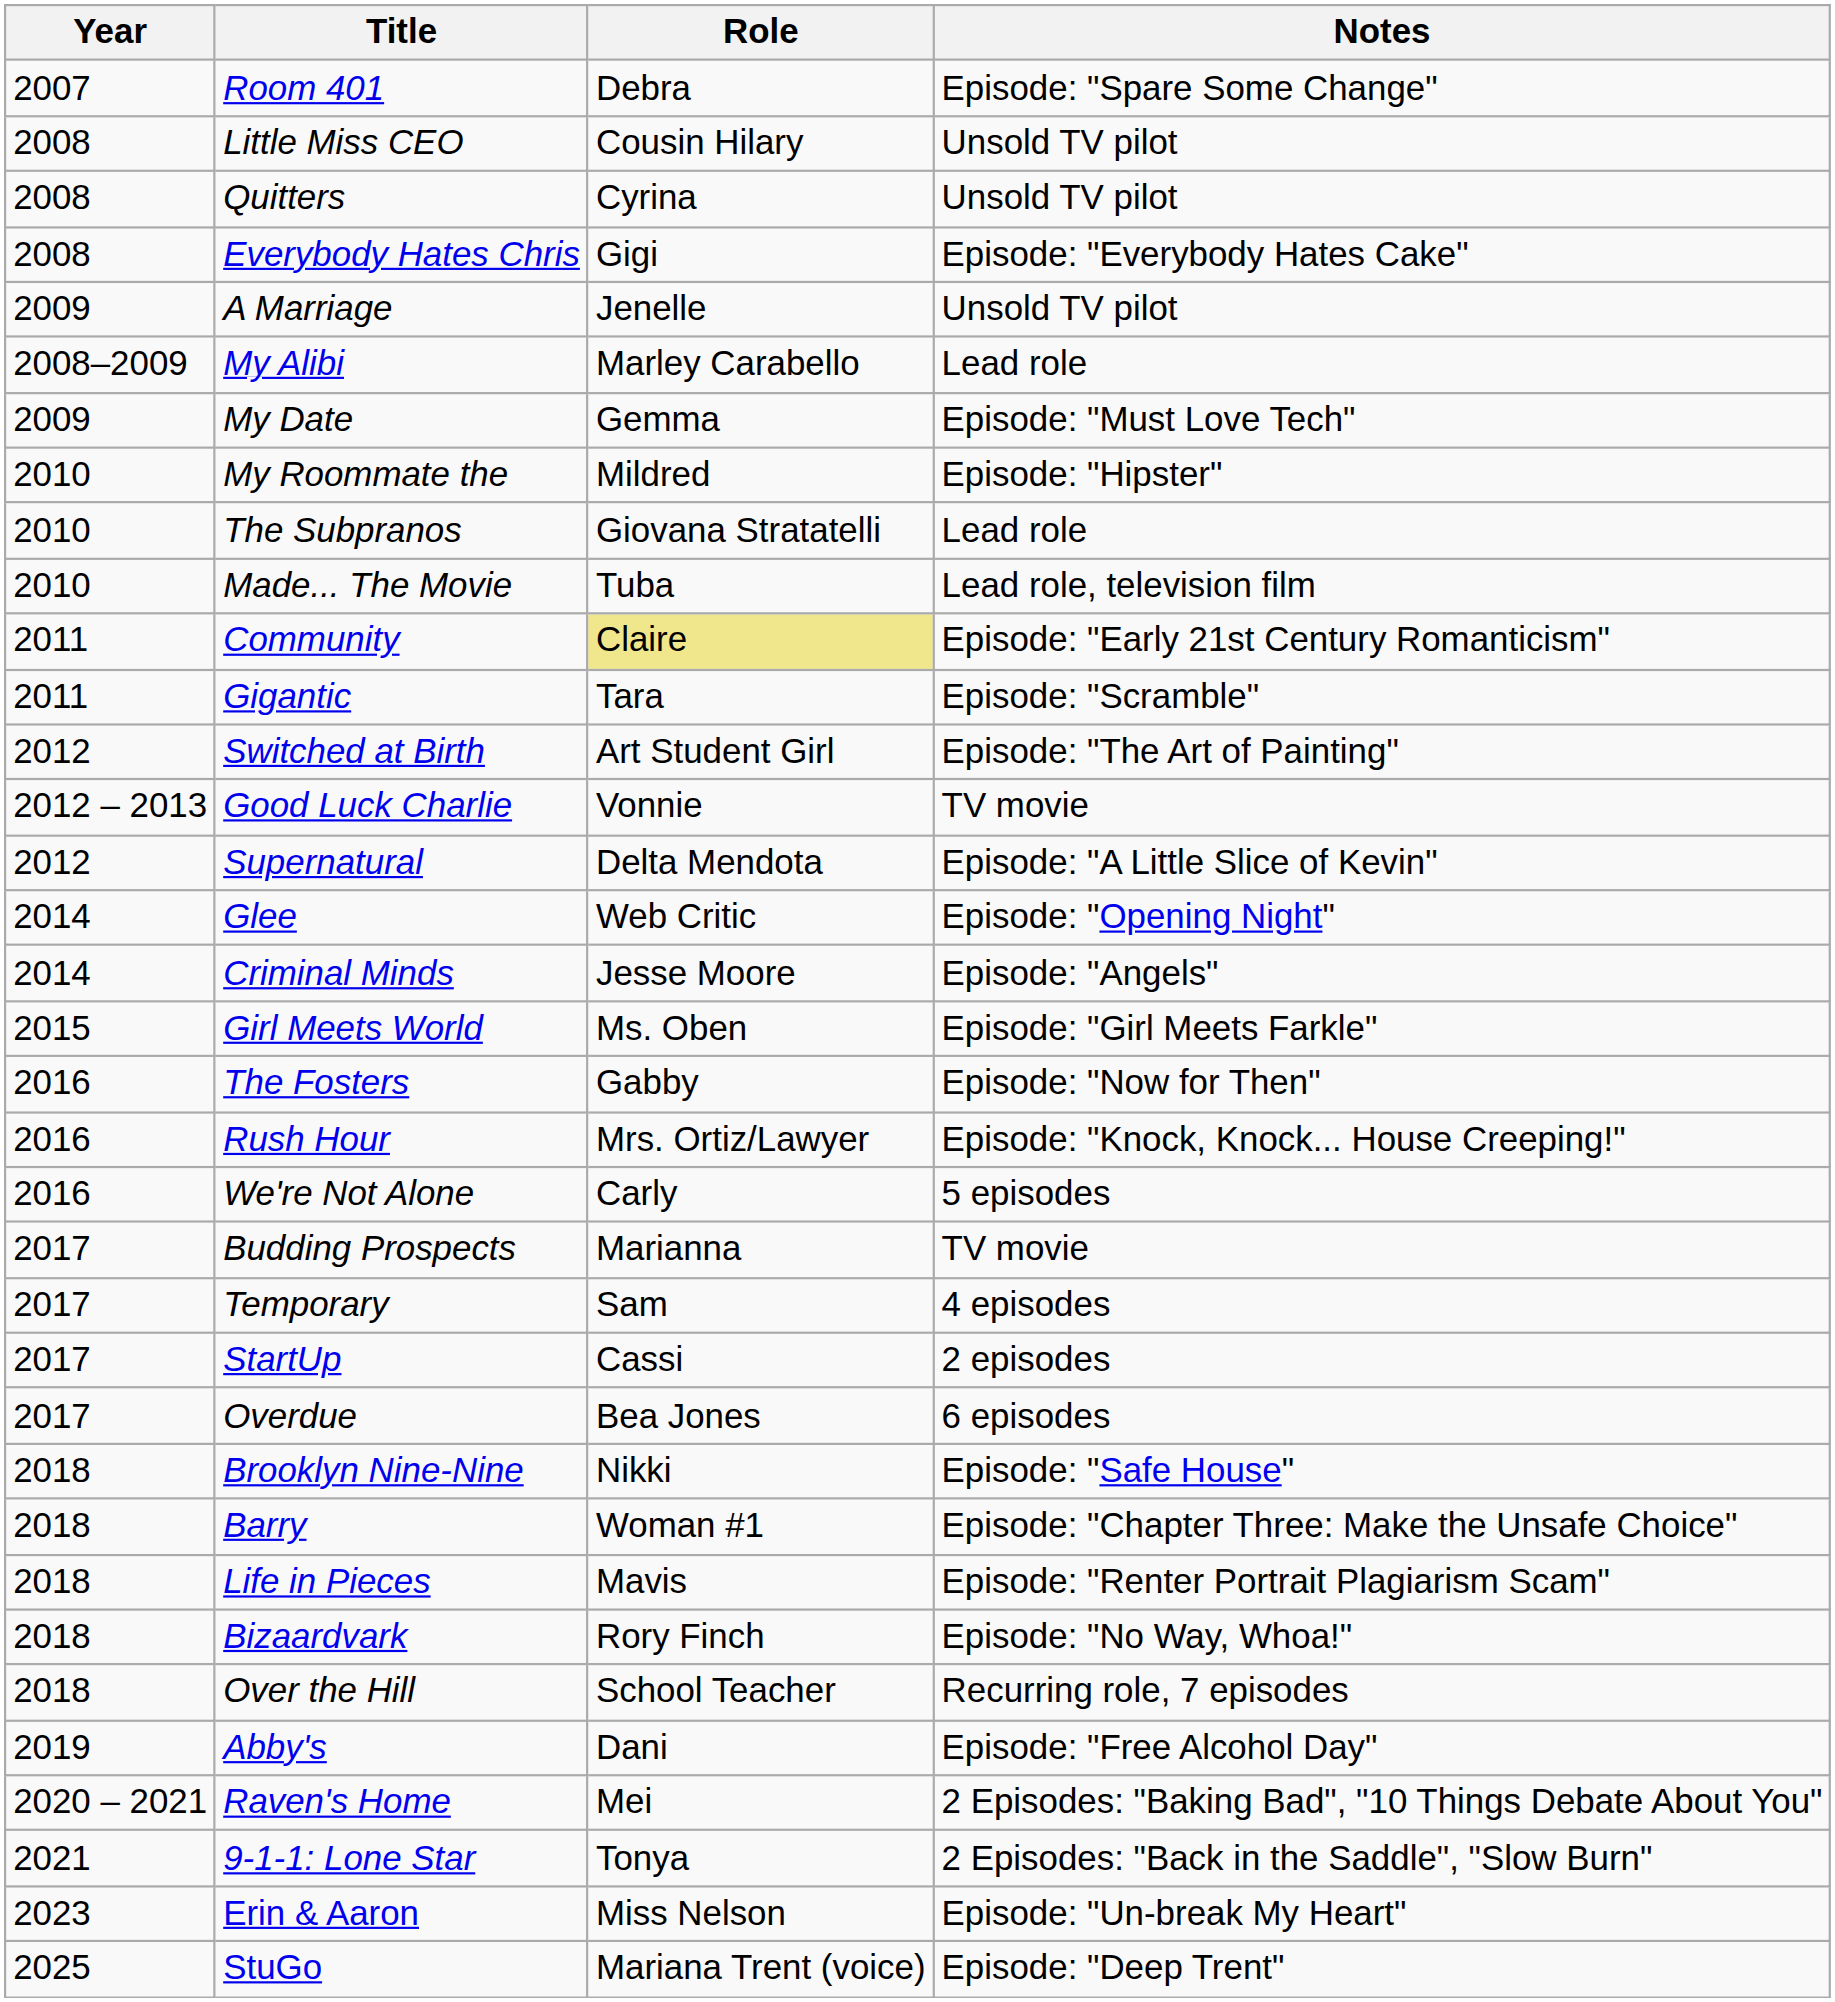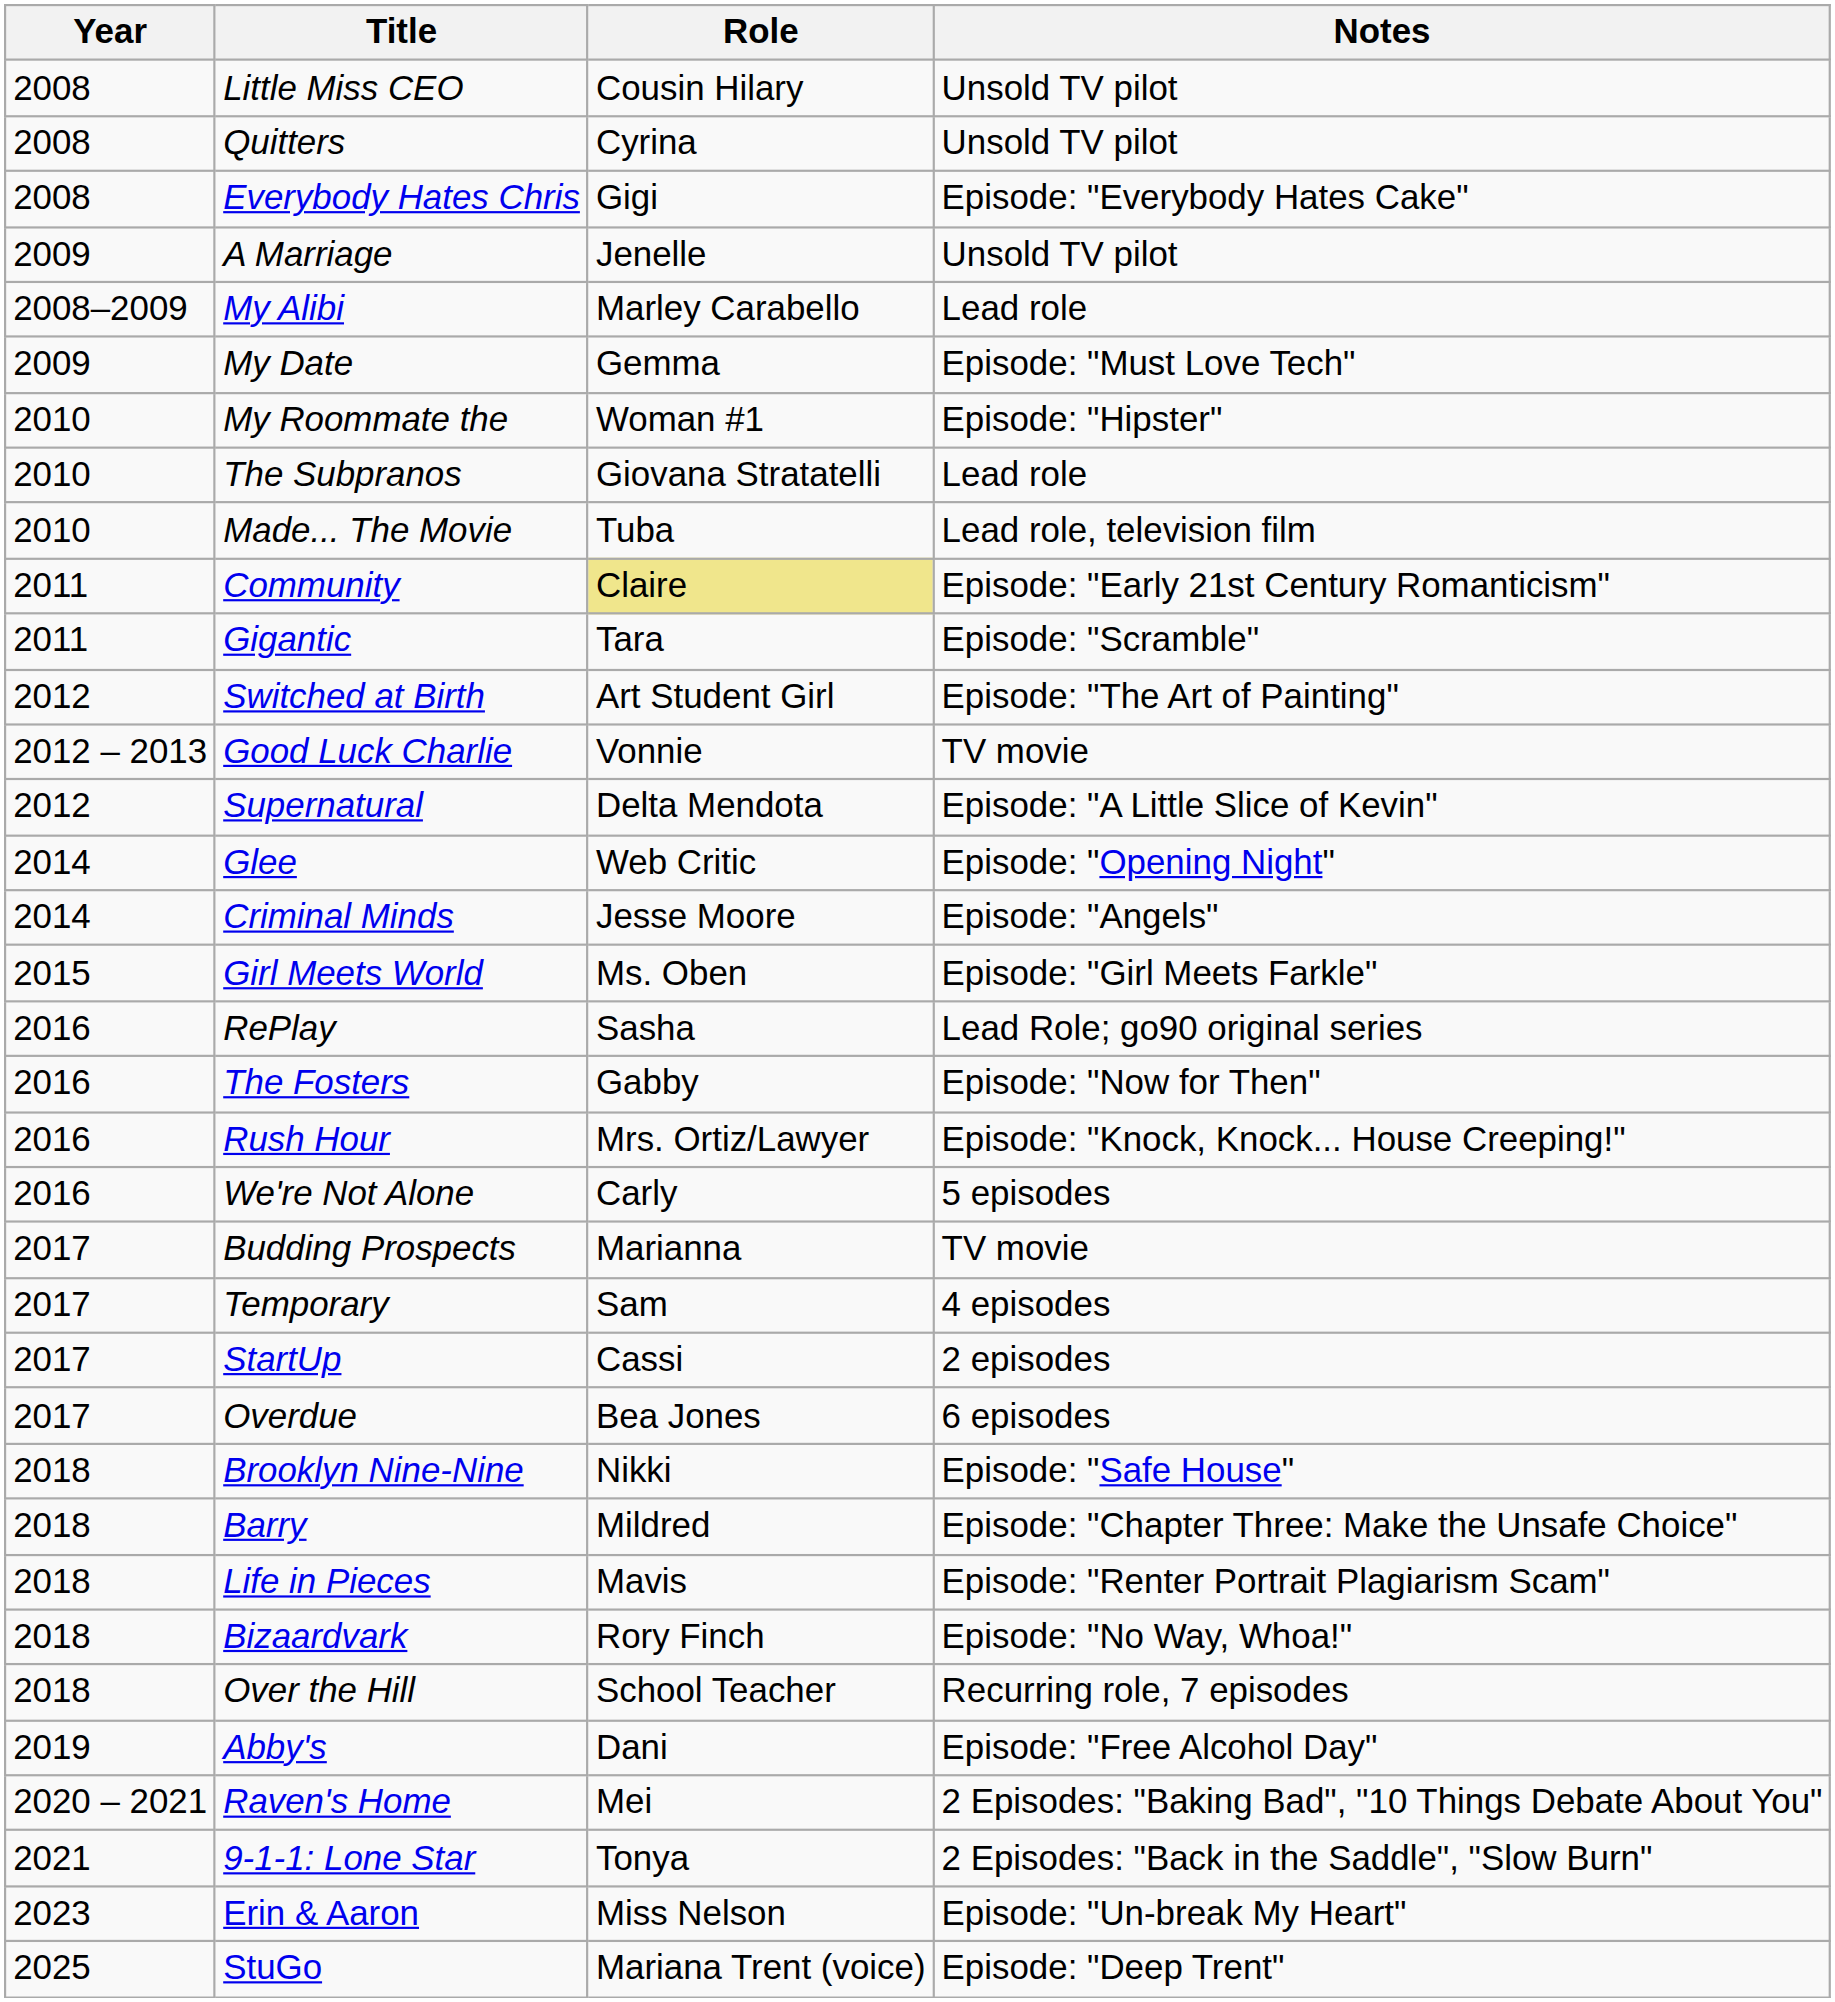- row: (304, 87)
(653, 474) Mildred -> (680, 419) Woman #1
+ row: (279, 1027)
(680, 1525) Woman #1 -> (653, 1525) Mildred
